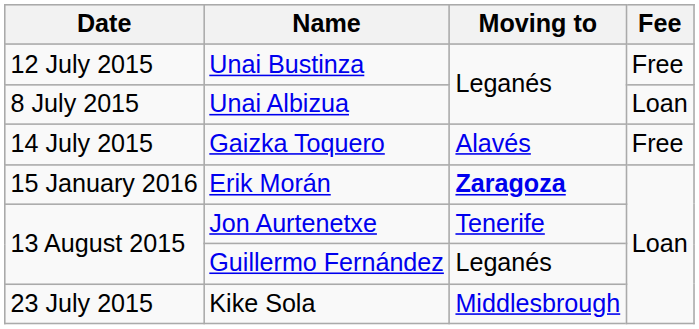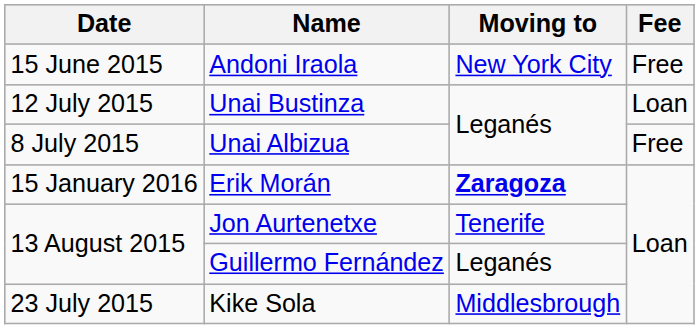+ row: (283, 64)
(658, 64) Free -> (660, 104) Loan
(660, 104) Loan -> (658, 143) Free
- row: (297, 143)
